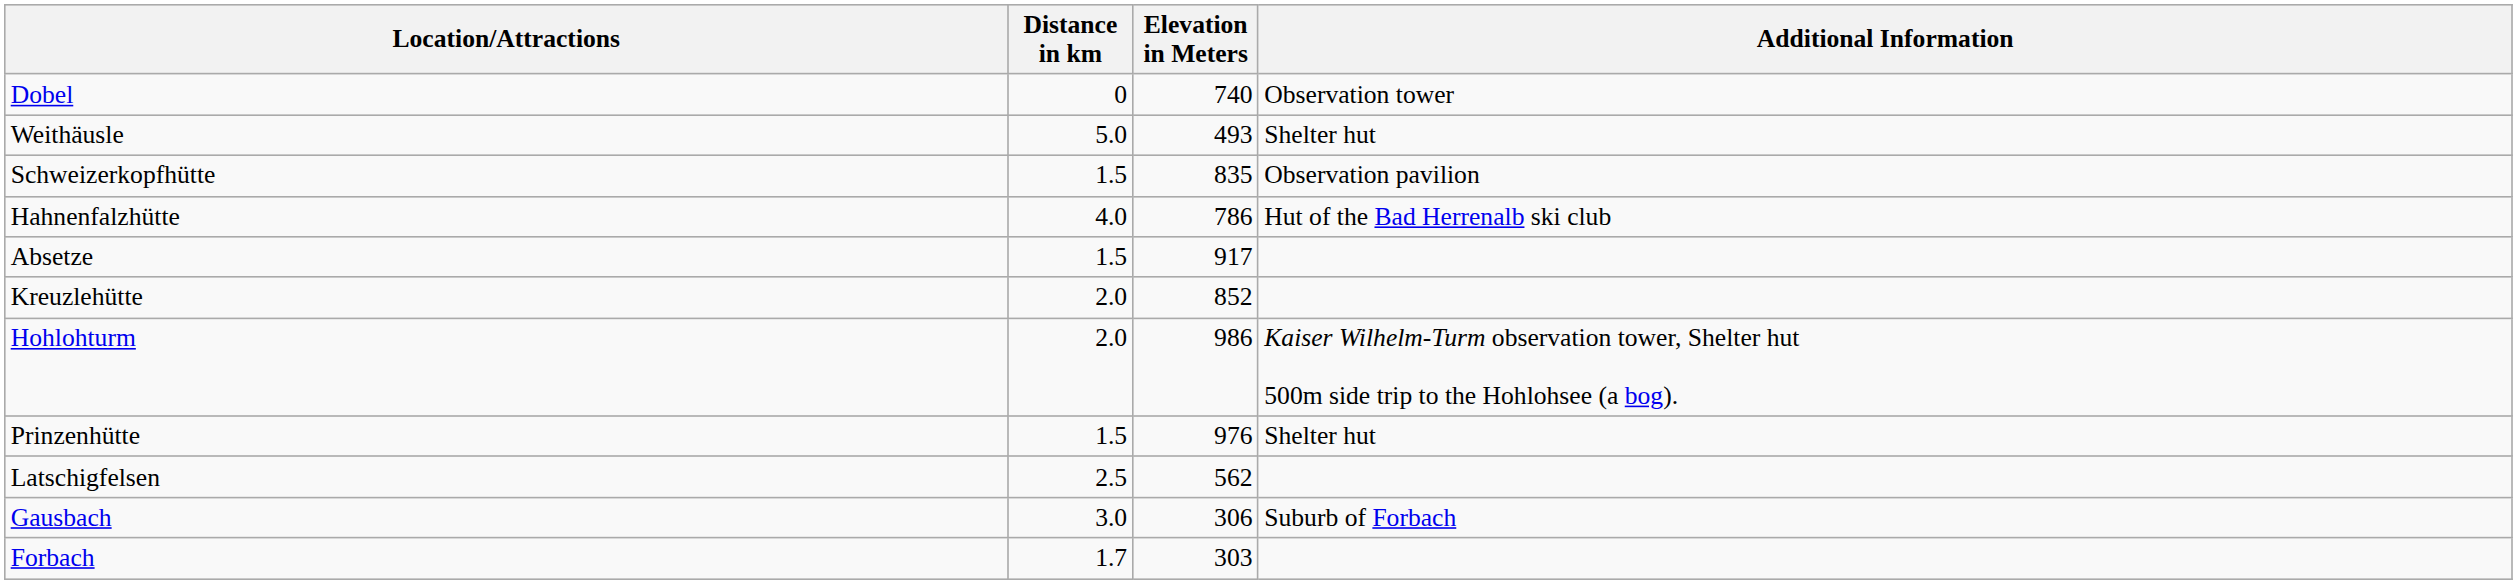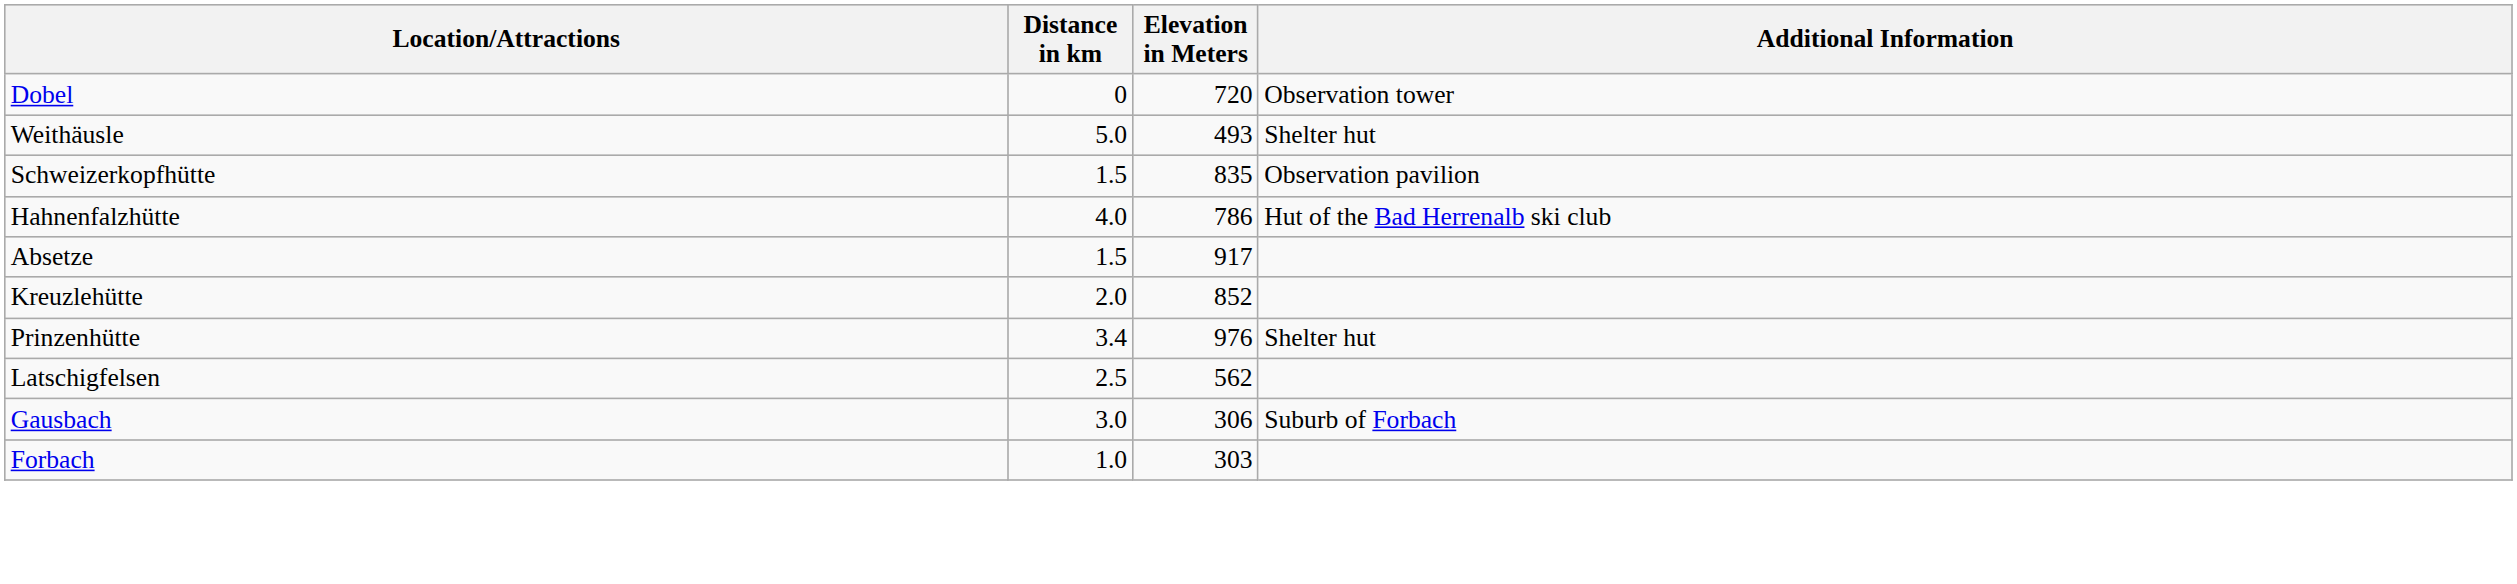(1233, 94) 740 -> (1233, 94) 720
- row: (73, 337)
(1111, 436) 1.5 -> (1111, 337) 3.4
(1111, 557) 1.7 -> (1111, 459) 1.0
